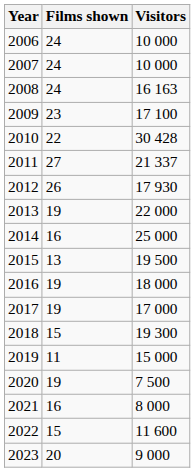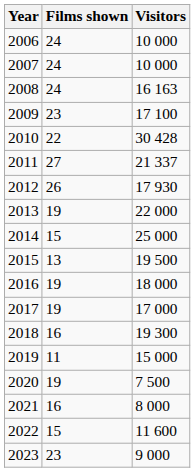(54, 235) 16 -> (54, 235) 15
(54, 333) 15 -> (54, 333) 16
(54, 455) 20 -> (54, 455) 23
